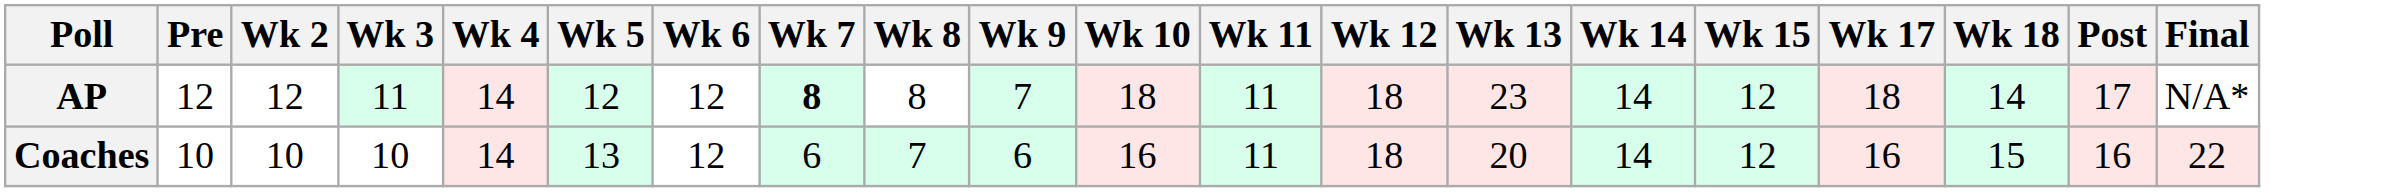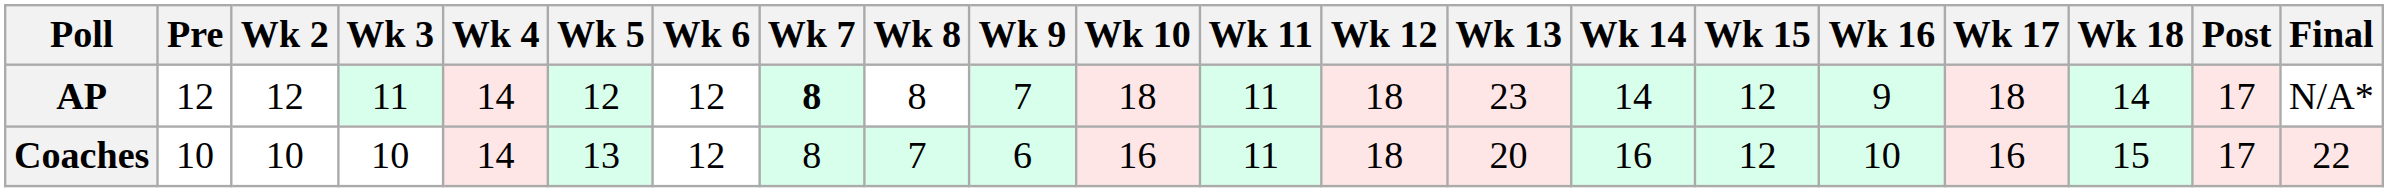+ column: (1882, 34)
(812, 155) 6 -> (812, 155) 8
(1633, 155) 14 -> (1633, 155) 16
(2112, 155) 16 -> (2237, 155) 17
